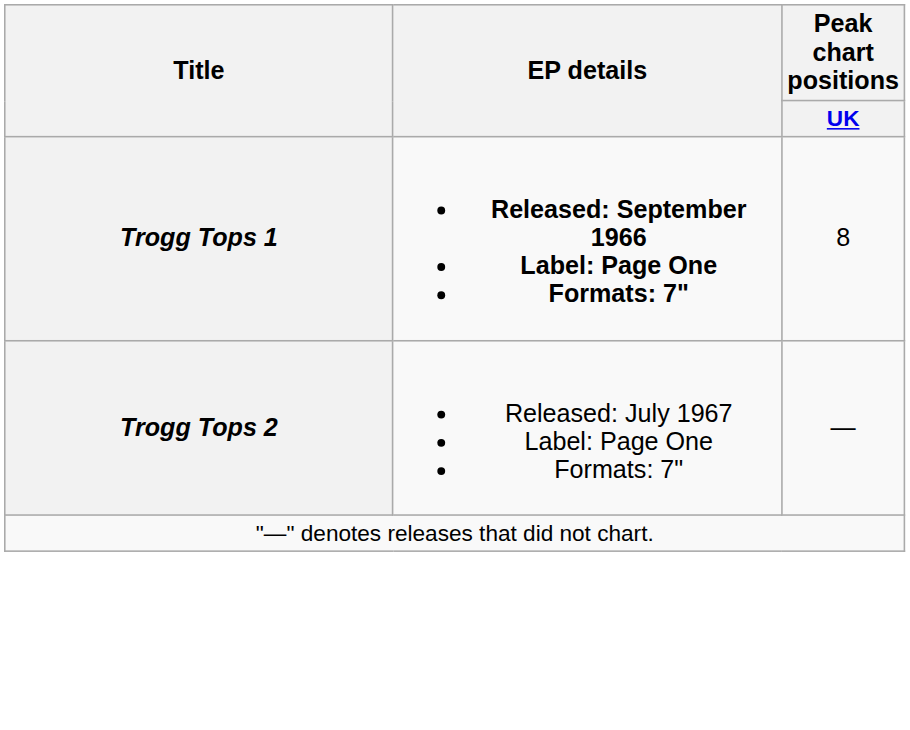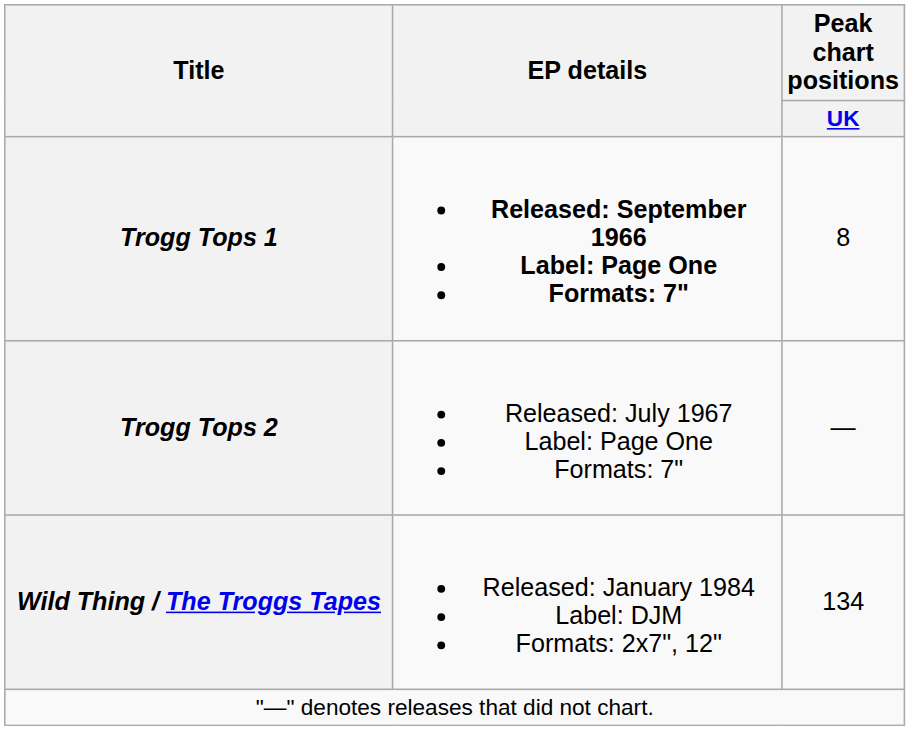+ row: (199, 601)
